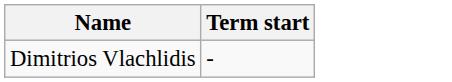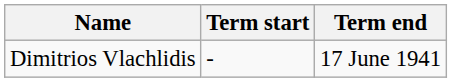+ column: (380, 22)
